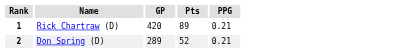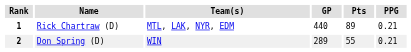+ column: (227, 11)
(154, 26) 420 -> (321, 26) 440
(184, 41) 52 -> (351, 41) 55
